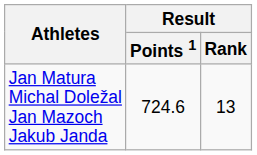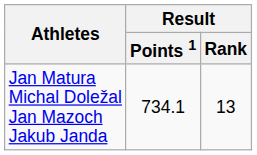(163, 107) 724.6 -> (163, 107) 734.1
